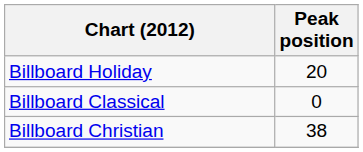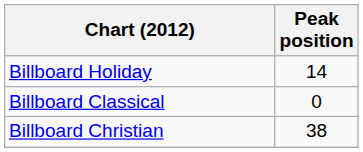(317, 71) 20 -> (317, 71) 14
